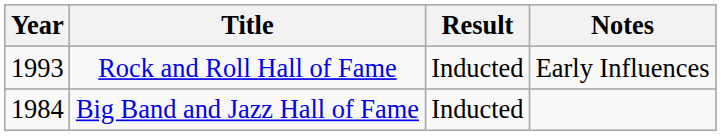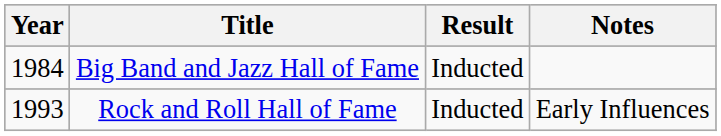rows swapped: (247, 67) <-> (247, 109)
